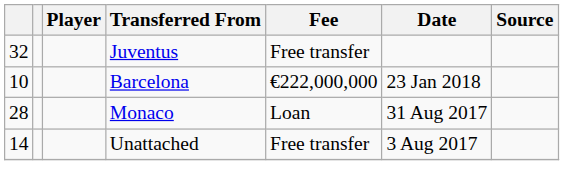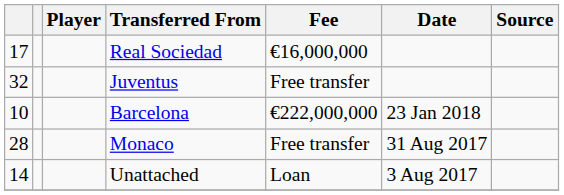+ row: (166, 50)
(290, 112) Loan -> (320, 143) Free transfer
(320, 143) Free transfer -> (290, 174) Loan
